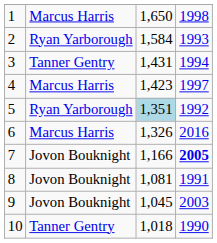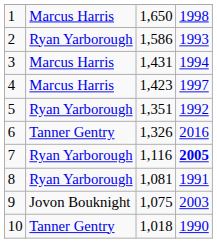(156, 39) 1,584 -> (156, 39) 1,586
(72, 62) Tanner Gentry -> (72, 62) Marcus Harris
(156, 109) lightblue background -> (156, 109) no background
(72, 132) Marcus Harris -> (72, 132) Tanner Gentry
(80, 156) Jovon Bouknight -> (81, 156) Ryan Yarborough
(156, 156) 1,166 -> (156, 156) 1,116
(80, 179) Jovon Bouknight -> (81, 179) Ryan Yarborough
(156, 202) 1,045 -> (156, 202) 1,075
